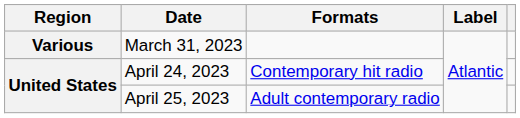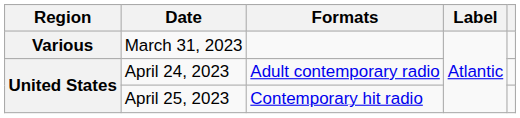(337, 71) Contemporary hit radio -> (345, 71) Adult contemporary radio
(345, 98) Adult contemporary radio -> (337, 98) Contemporary hit radio
